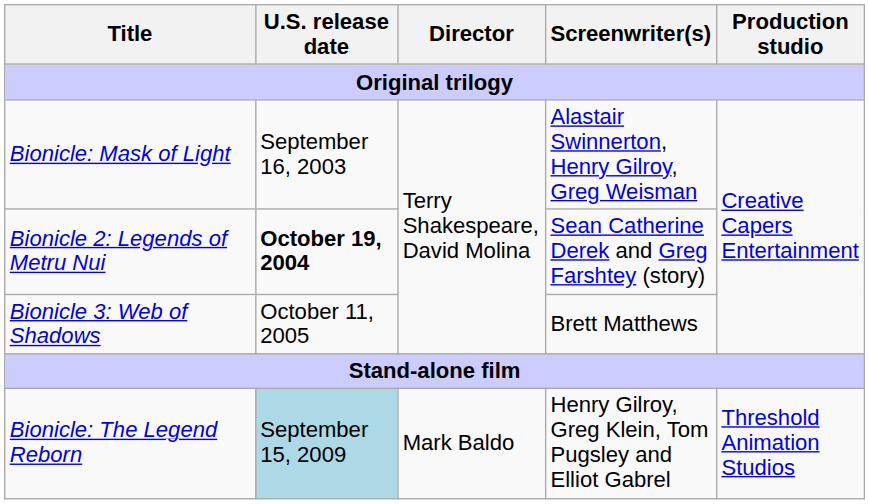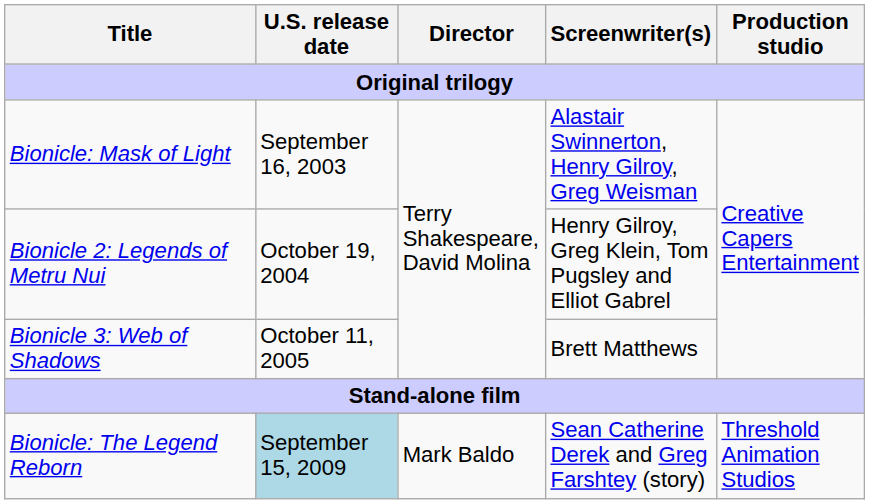(321, 251) bold -> (318, 263) normal
(629, 251) Sean Catherine Derek and Greg Farshtey (story) -> (629, 263) Henry Gilroy, Greg Klein, Tom Pugsley and Elliot Gabrel
(629, 443) Henry Gilroy, Greg Klein, Tom Pugsley and Elliot Gabrel -> (629, 455) Sean Catherine Derek and Greg Farshtey (story)
